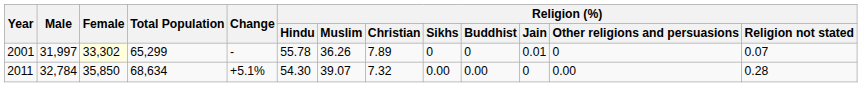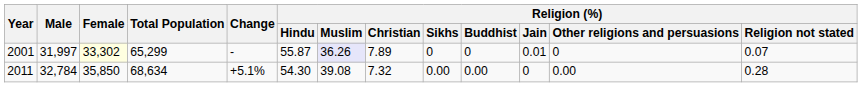(296, 52) 55.78 -> (296, 52) 55.87
(336, 52) no background -> (336, 52) lavender background
(336, 71) 39.07 -> (336, 71) 39.08
